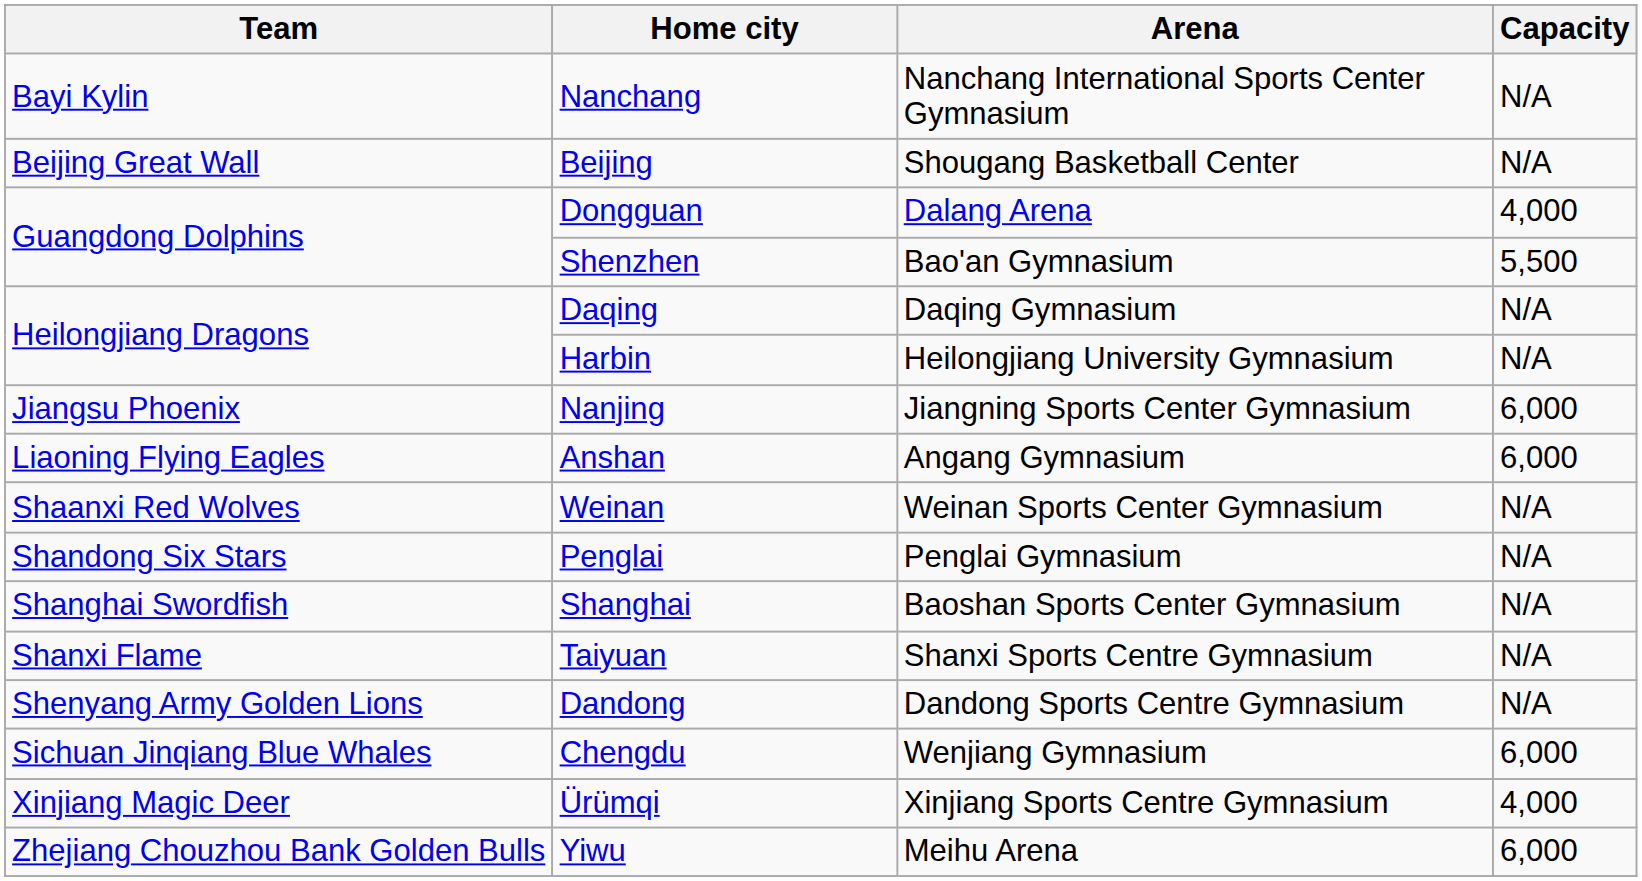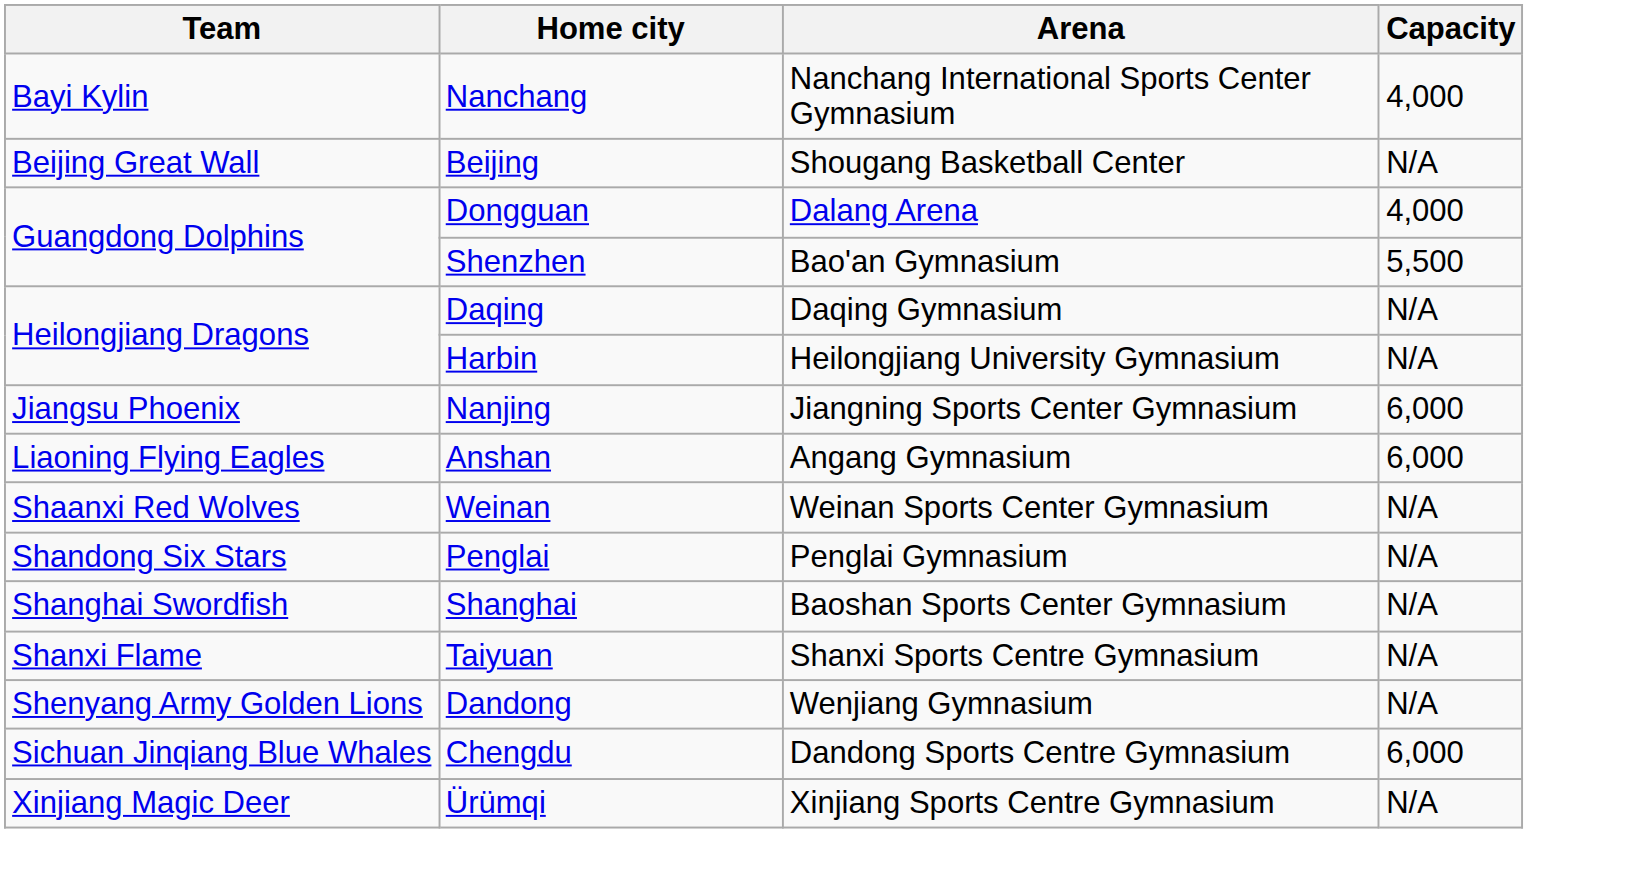(1526, 95) N/A -> (1425, 95) 4,000
(1154, 703) Dandong Sports Centre Gymnasium -> (941, 703) Wenjiang Gymnasium
(1055, 753) Wenjiang Gymnasium -> (1040, 753) Dandong Sports Centre Gymnasium
(1539, 802) 4,000 -> (1412, 802) N/A
- row: (593, 851)
